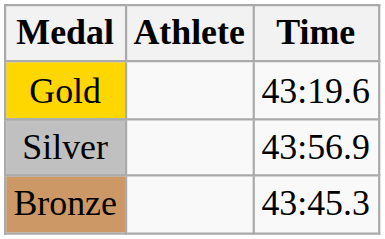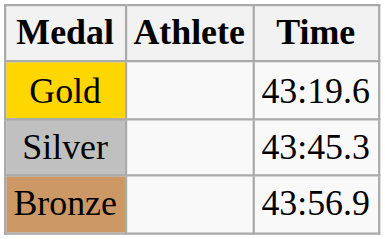(316, 146) 43:56.9 -> (316, 146) 43:45.3
(316, 203) 43:45.3 -> (316, 203) 43:56.9
